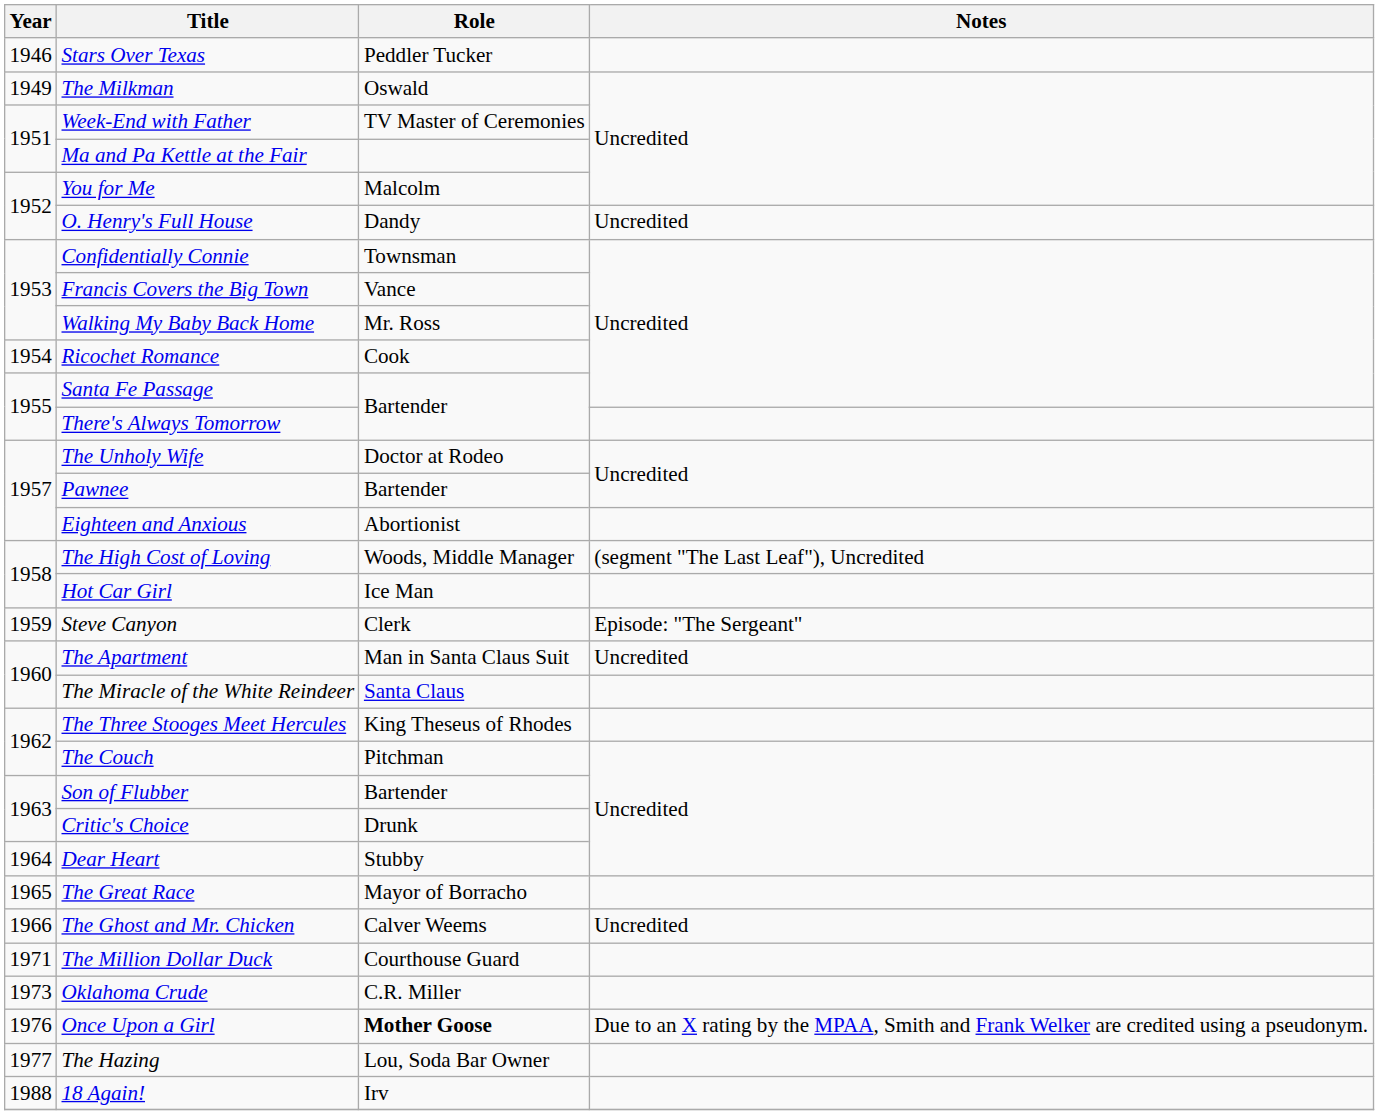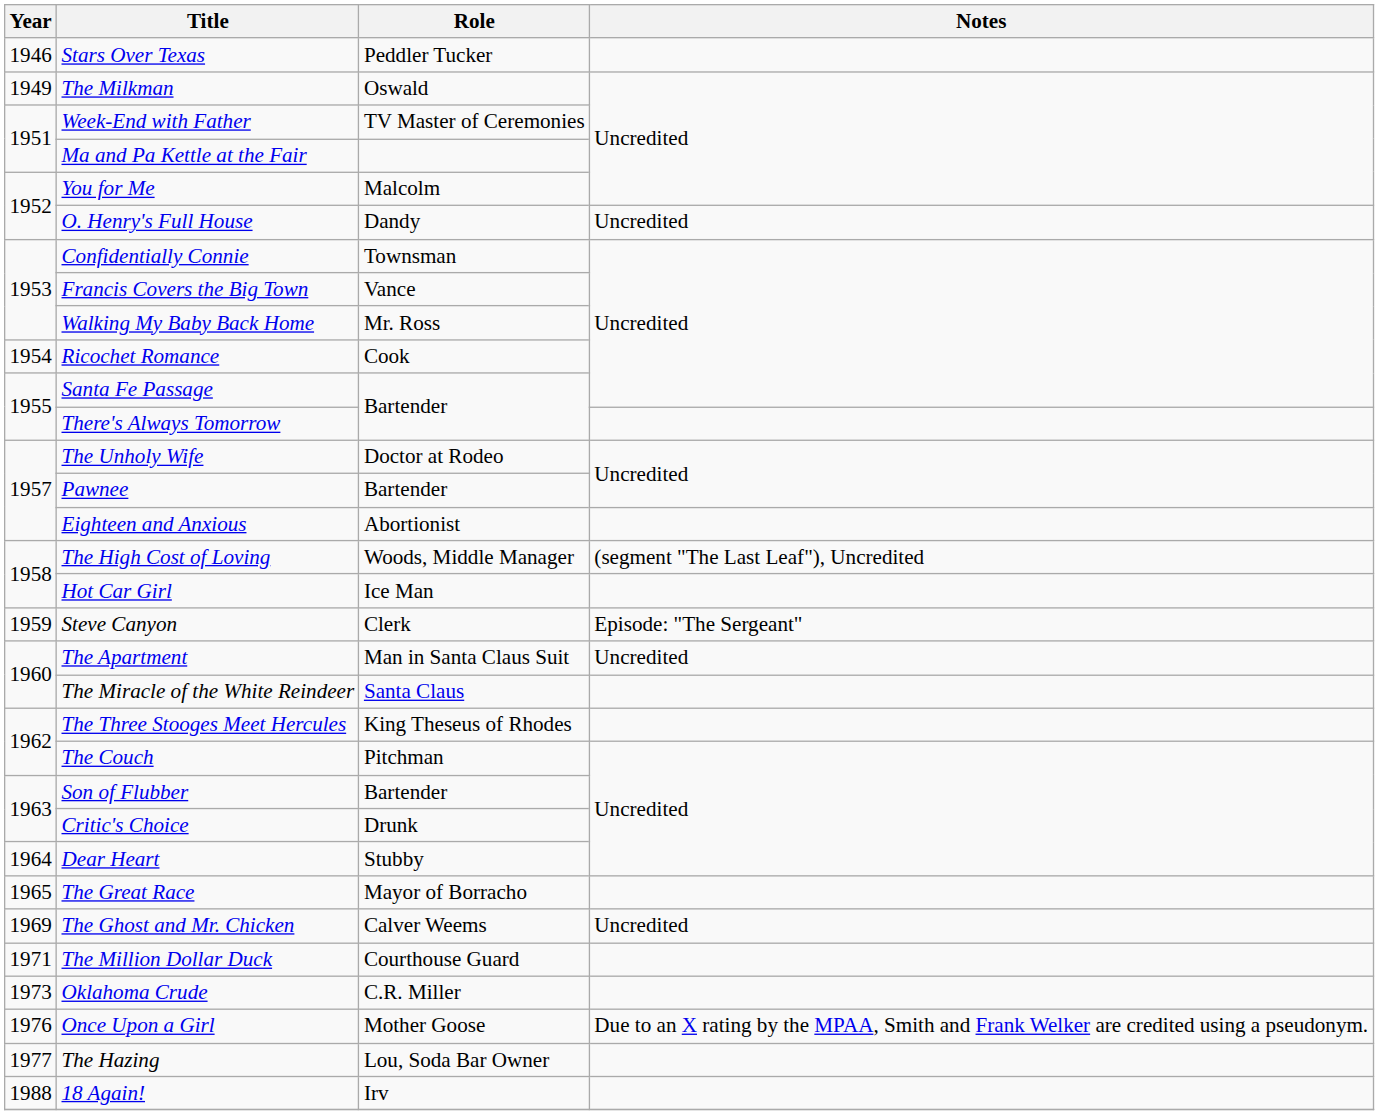(31, 925) 1966 -> (31, 925) 1969
(428, 1026) bold -> (425, 1026) normal
